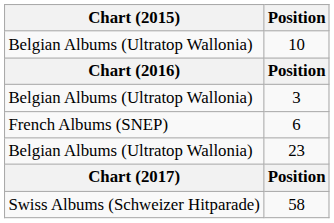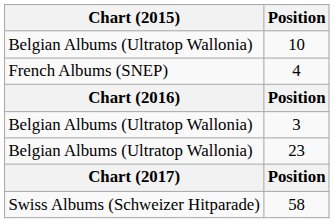+ row: (297, 71)
- row: (297, 124)
